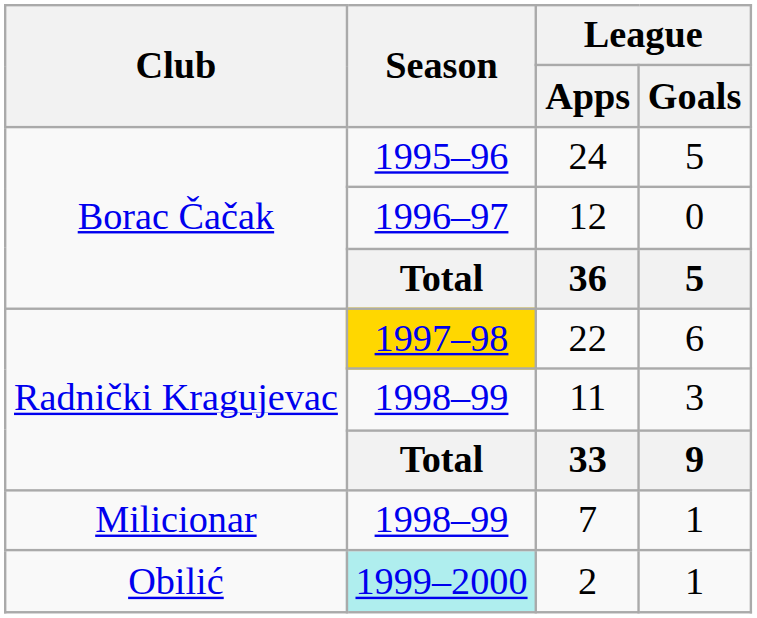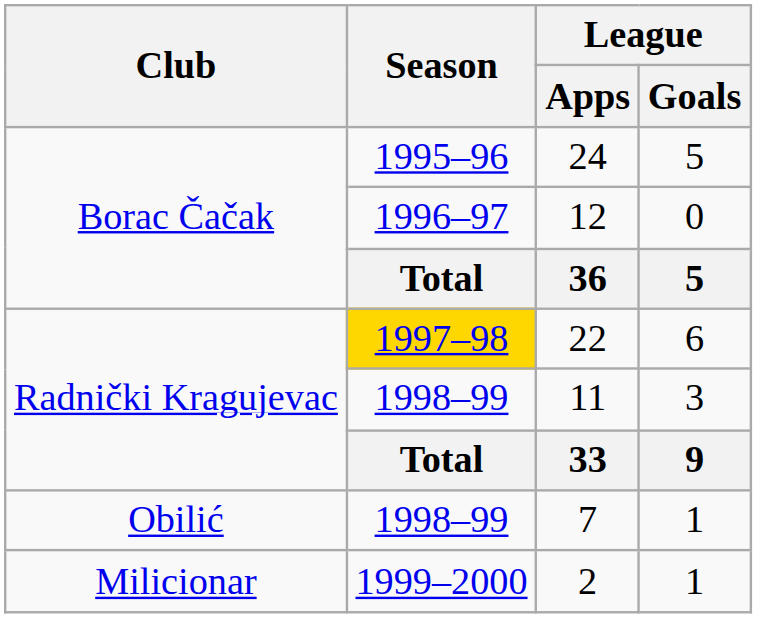(176, 519) Milicionar -> (176, 519) Obilić
(176, 580) Obilić -> (176, 580) Milicionar
(442, 580) paleturquoise background -> (442, 580) no background
